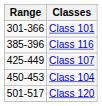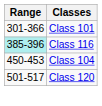(25, 45) no background -> (25, 45) paleturquoise background
- row: (72, 61)
